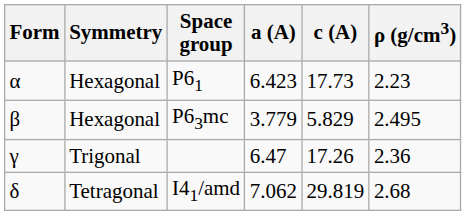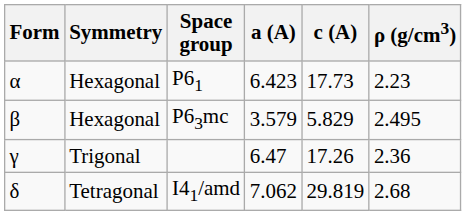(273, 119) 3.779 -> (273, 119) 3.579
